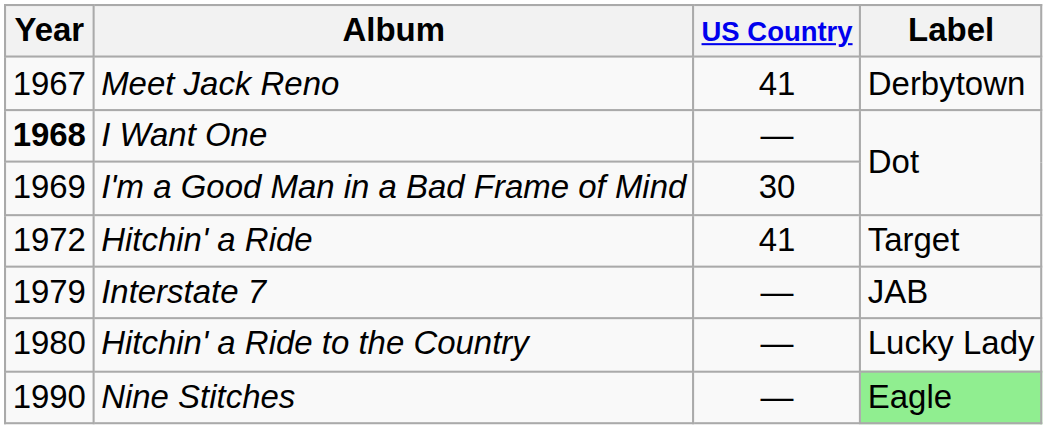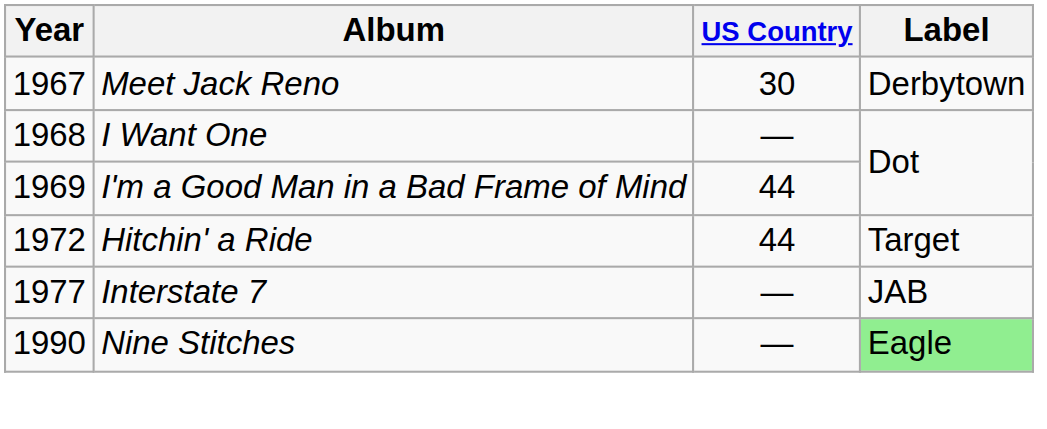(777, 82) 41 -> (777, 82) 30
(49, 135) bold -> (49, 135) normal
(777, 187) 30 -> (777, 187) 44
(777, 239) 41 -> (777, 239) 44
(49, 291) 1979 -> (49, 291) 1977
- row: (315, 344)
